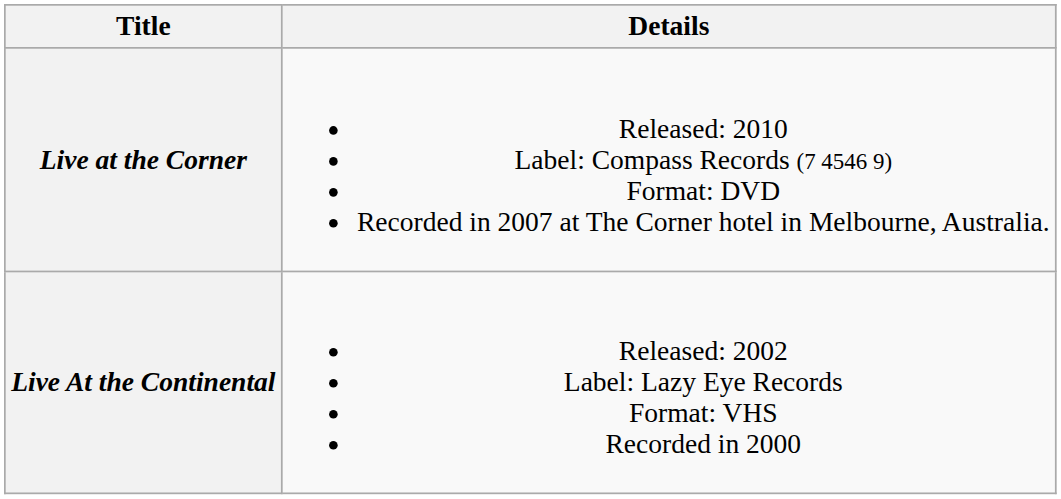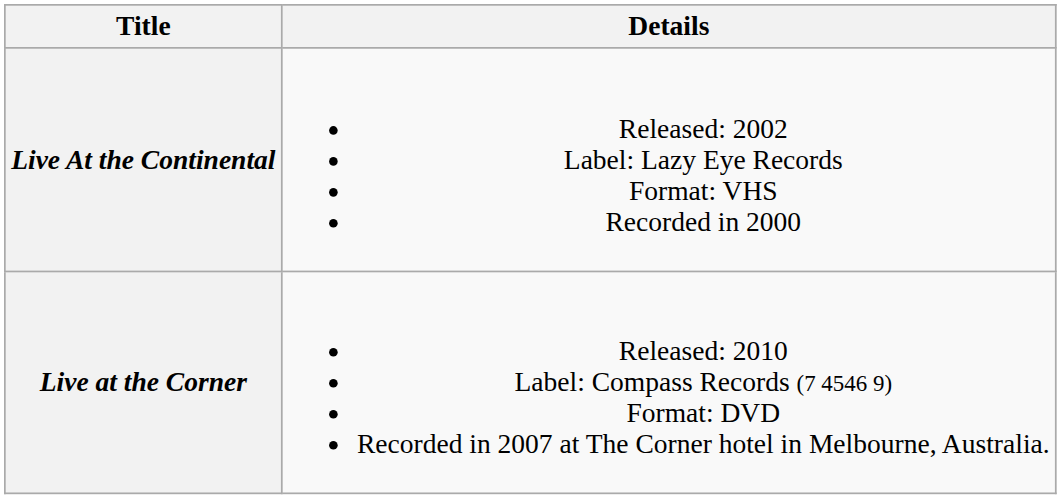rows swapped: (143, 381) <-> (143, 159)
